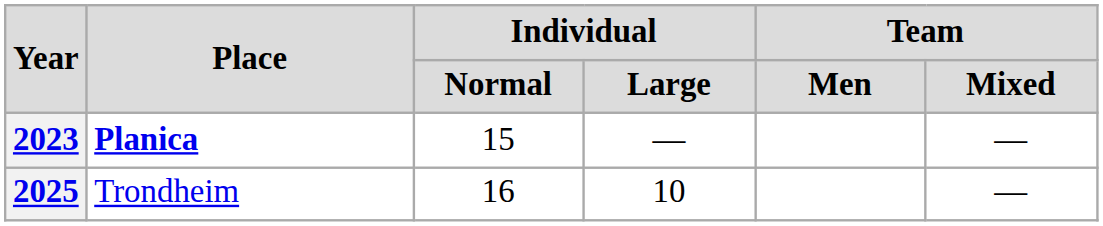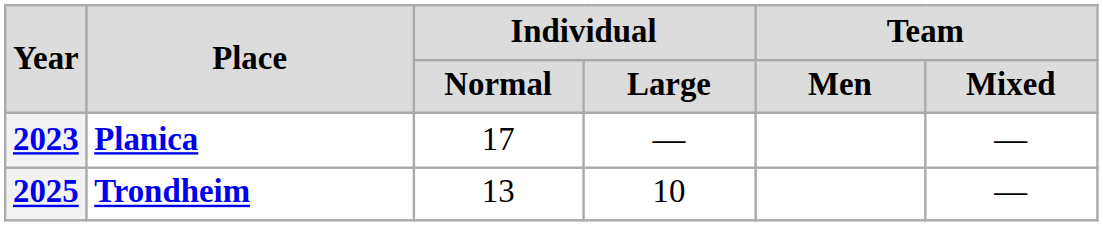(498, 138) 15 -> (498, 138) 17
(167, 192) normal -> (172, 192) bold
(498, 192) 16 -> (498, 192) 13
